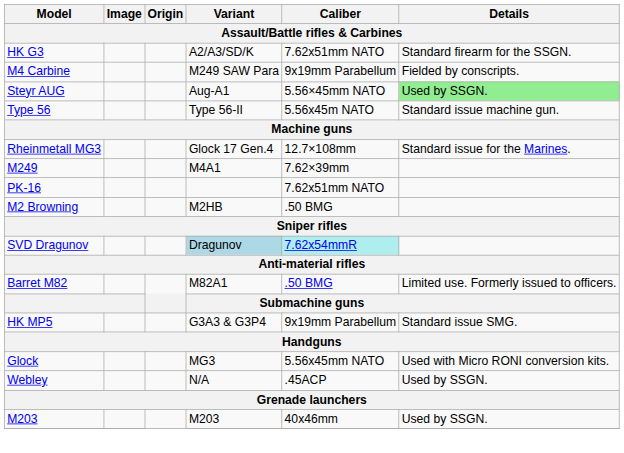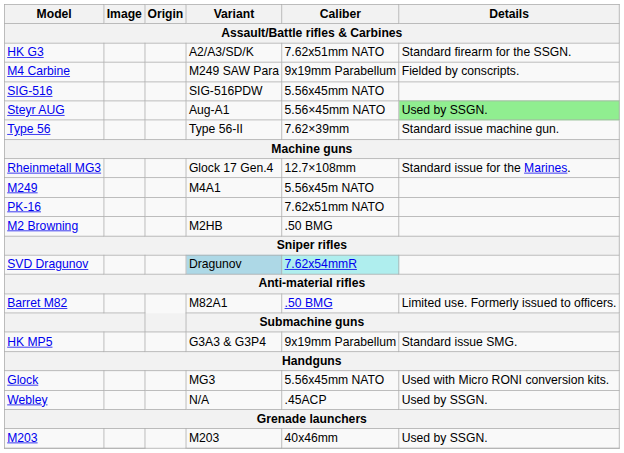+ row: (30, 91)
(329, 110) 5.56x45m NATO -> (317, 129) 7.62×39mm
(317, 168) 7.62×39mm -> (329, 187) 5.56x45m NATO
